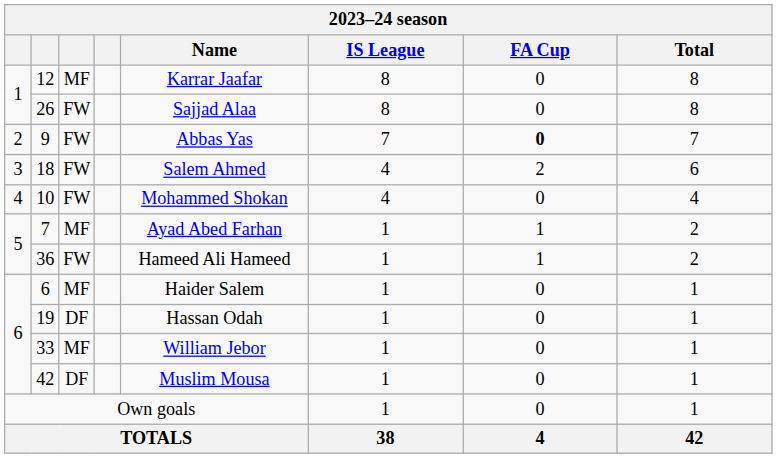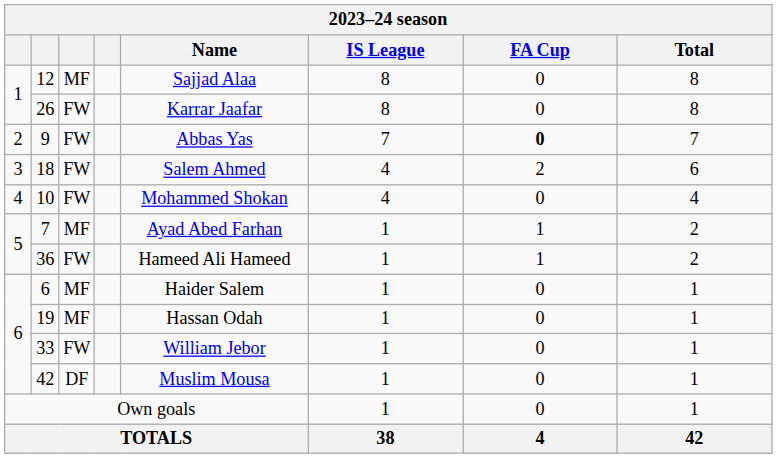(214, 79) Karrar Jaafar -> (214, 79) Sajjad Alaa
(214, 109) Sajjad Alaa -> (214, 109) Karrar Jaafar
(77, 319) DF -> (77, 319) MF
(77, 349) MF -> (77, 349) FW
